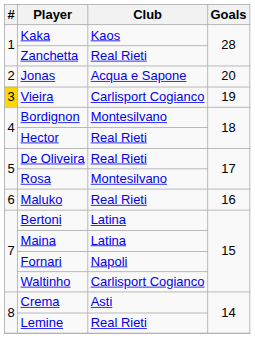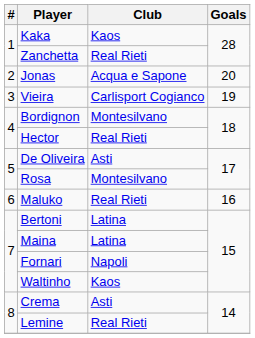(11, 96) gold background -> (11, 96) no background
(119, 158) Real Rieti -> (101, 158) Asti
(148, 281) Carlisport Cogianco -> (105, 281) Kaos
